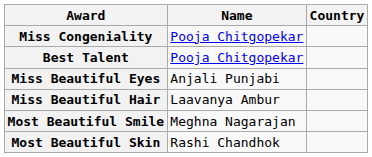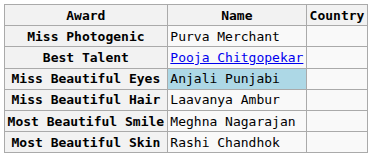+ row: (86, 36)
- row: (86, 36)
(225, 79) no background -> (225, 79) lightblue background
